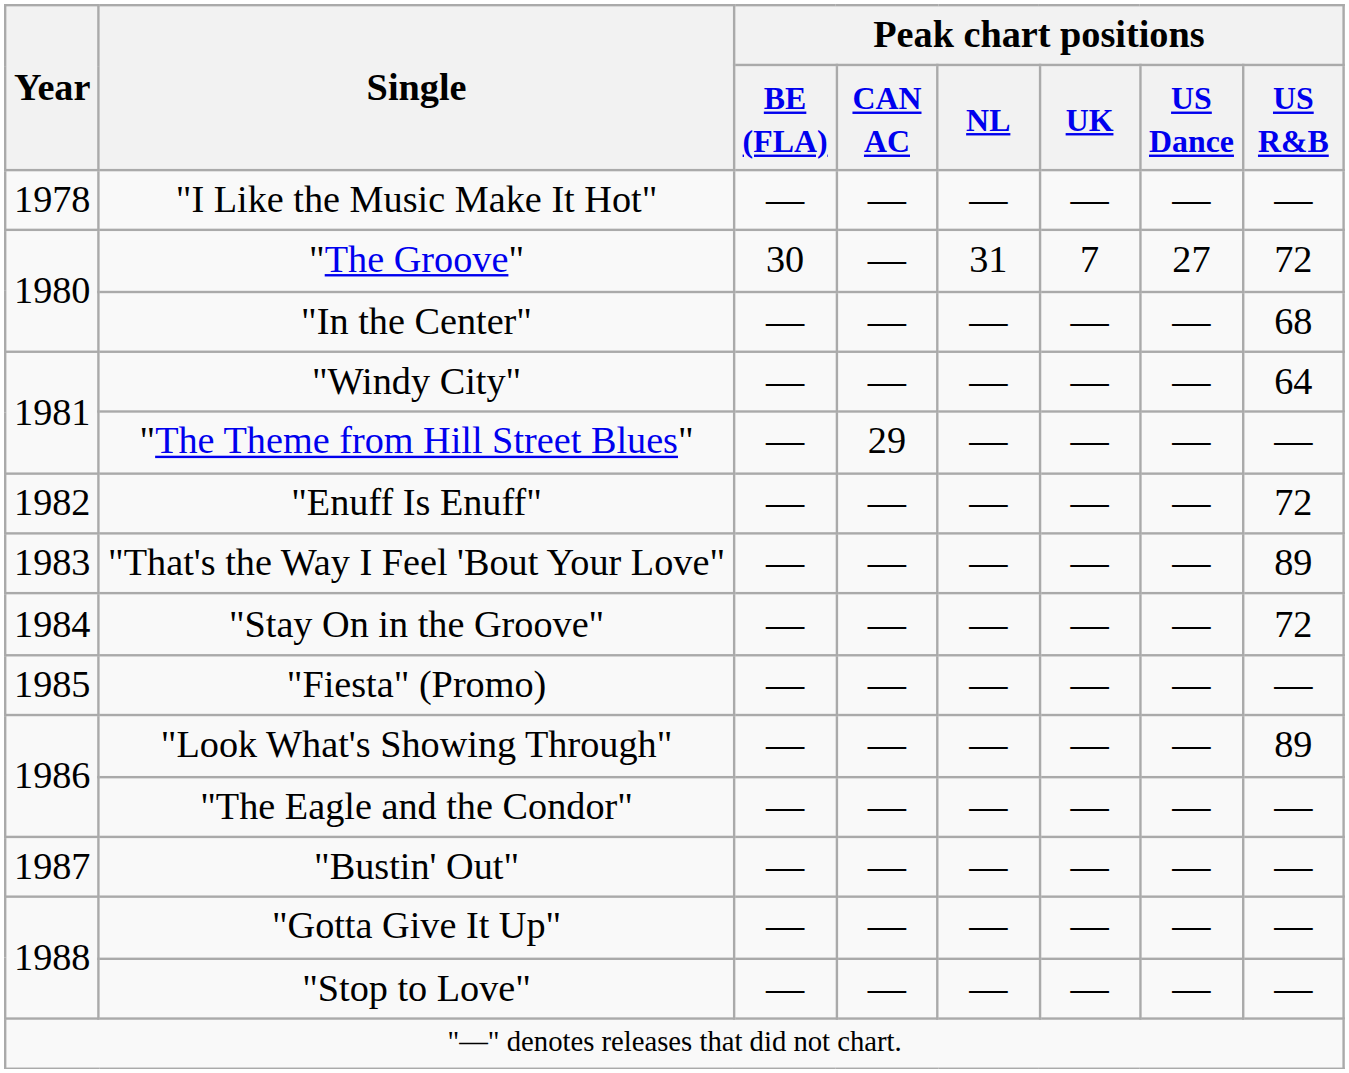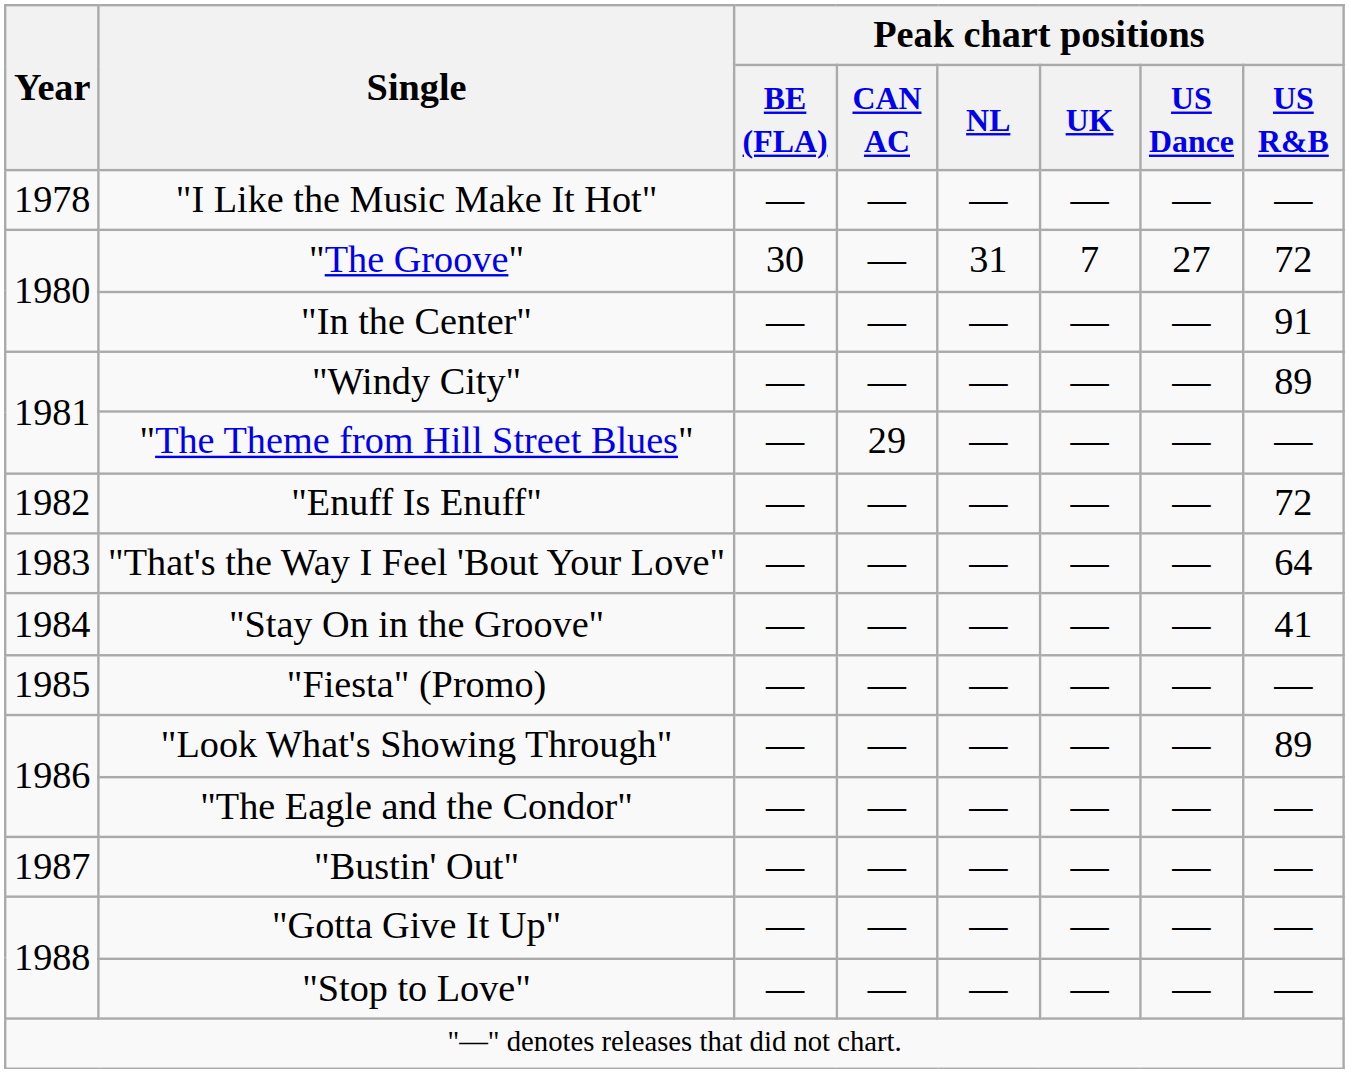(1293, 320) 68 -> (1293, 320) 91
(1293, 381) 64 -> (1293, 381) 89
(1293, 563) 89 -> (1293, 563) 64
(1293, 623) 72 -> (1293, 623) 41
